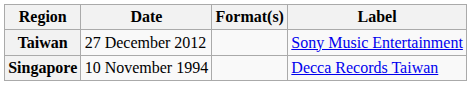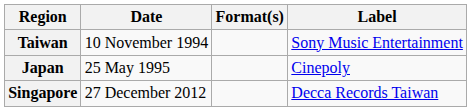(145, 42) 27 December 2012 -> (146, 42) 10 November 1994
+ row: (43, 67)
(146, 67) 10 November 1994 -> (145, 93) 27 December 2012
